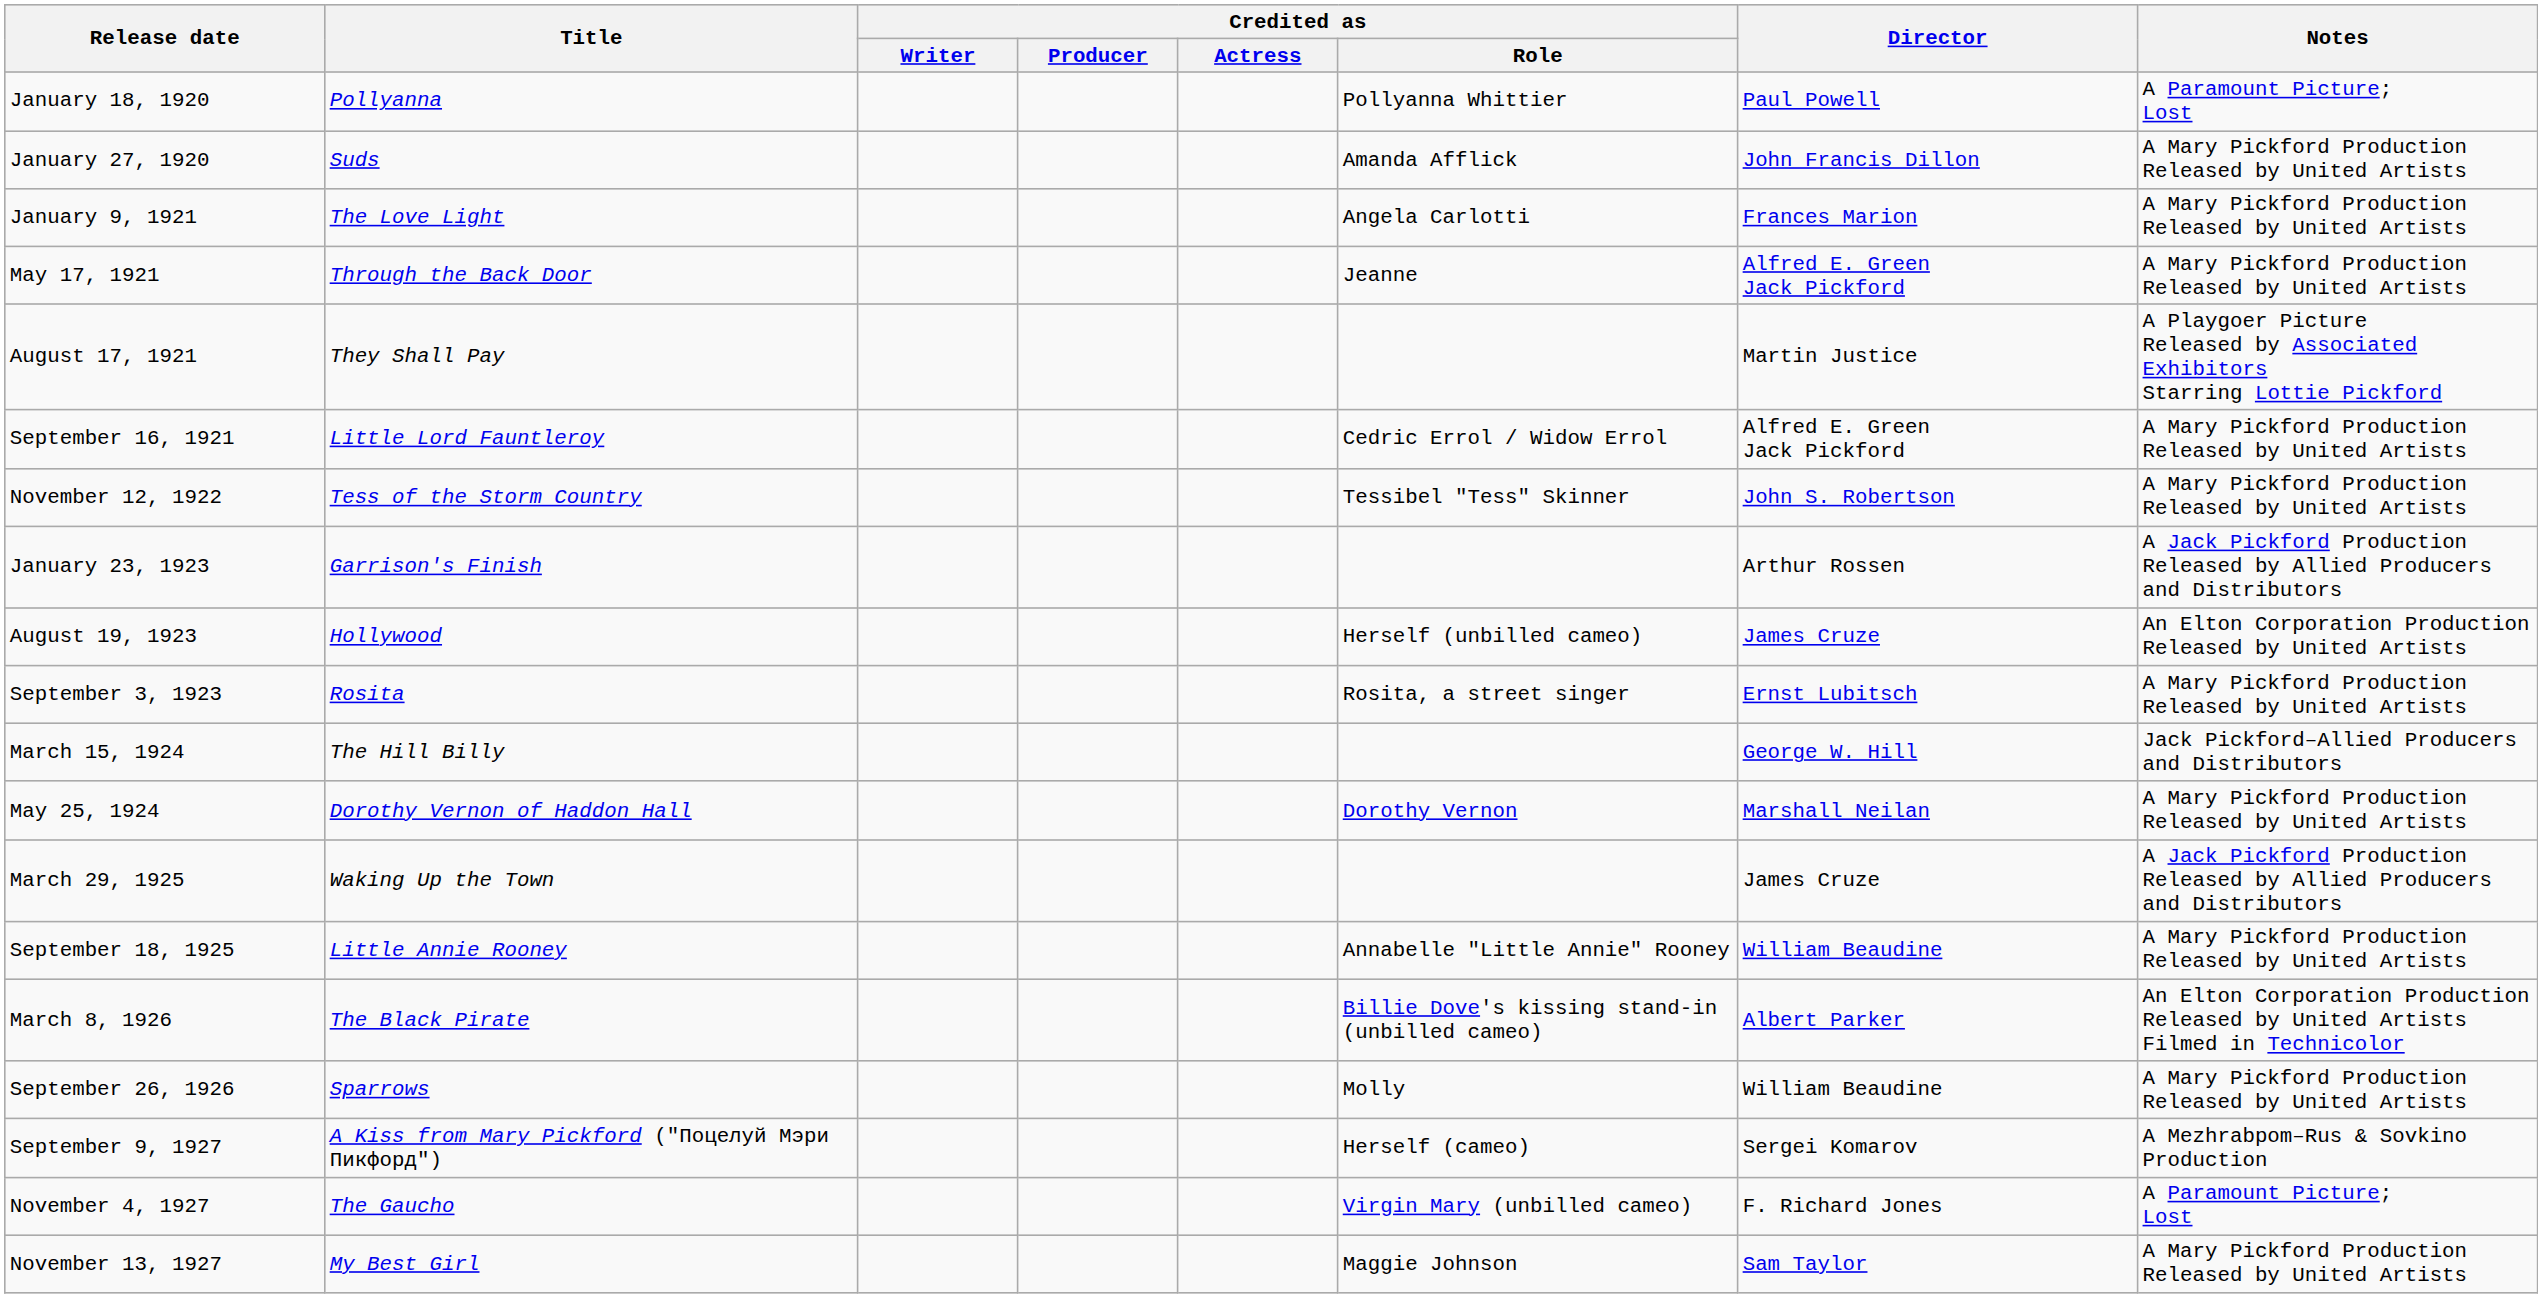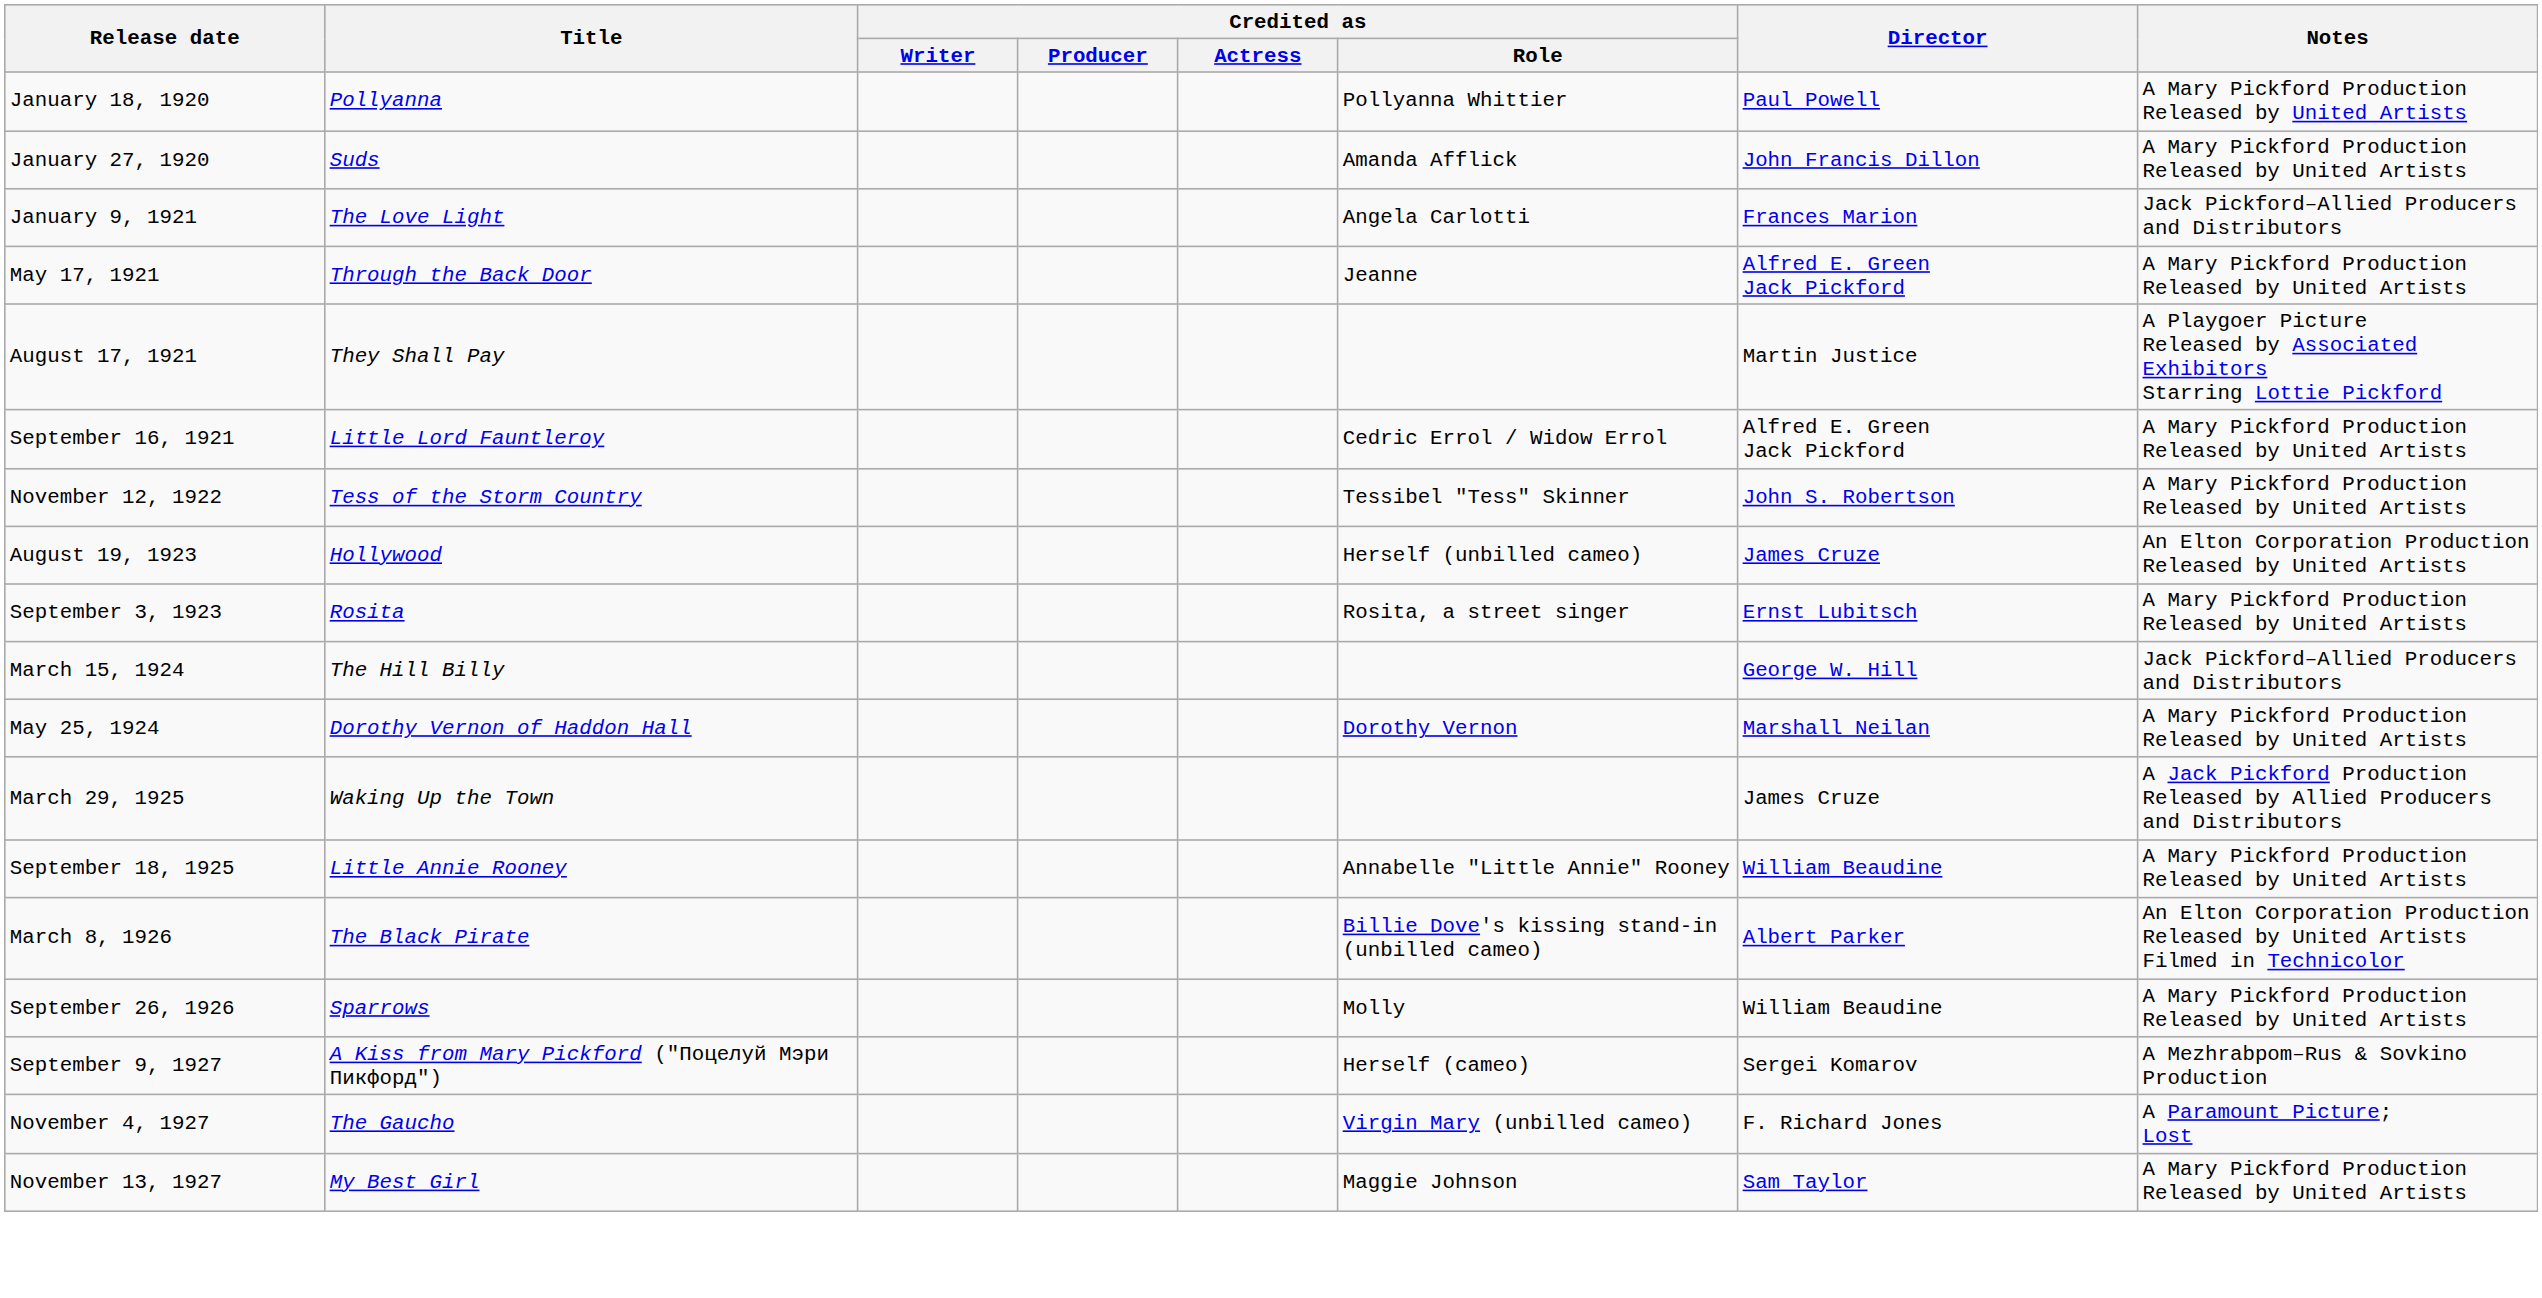(2267, 102) A Paramount Picture; Lost -> (2305, 102) A Mary Pickford Production Released by United Artists
(2305, 217) A Mary Pickford Production Released by United Artists -> (2330, 217) Jack Pickford–Allied Producers and Distributors
- row: (110, 567)
